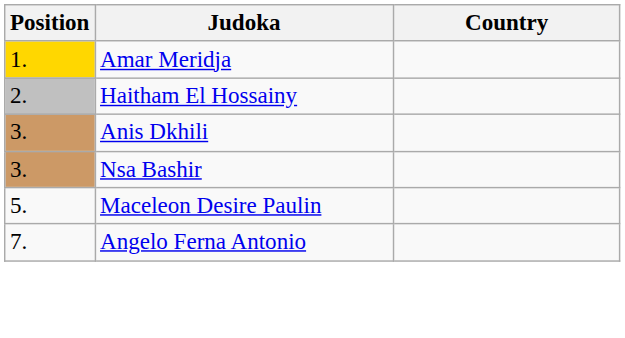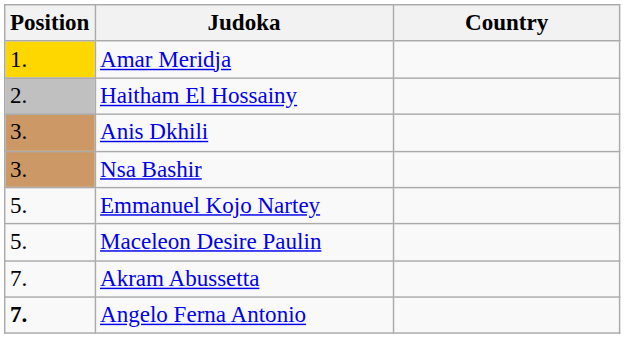+ row: (210, 205)
+ row: (180, 278)
(19, 242) normal -> (19, 315) bold
